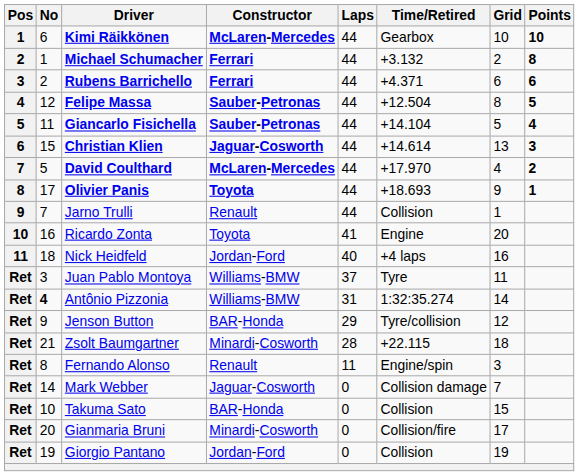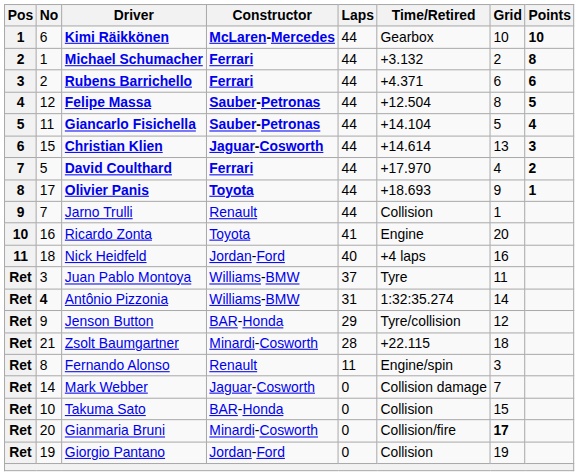(272, 168) McLaren-Mercedes -> (231, 168) Ferrari
(501, 430) normal -> (501, 430) bold
